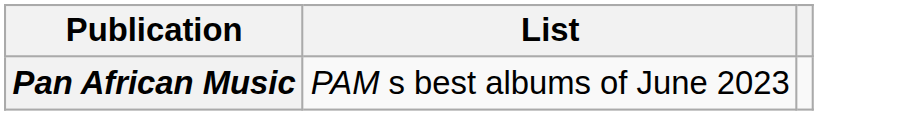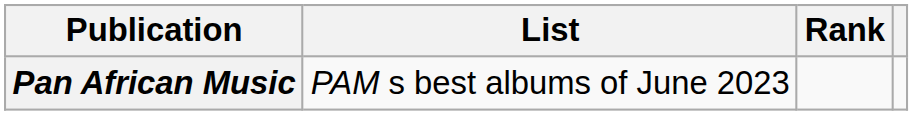+ column: (845, 30)
